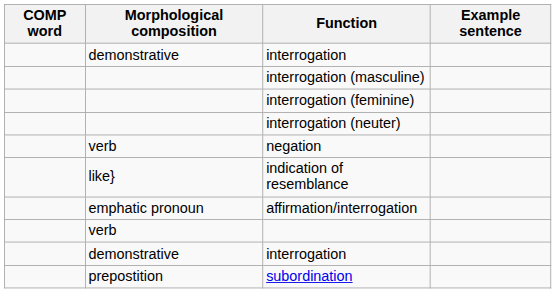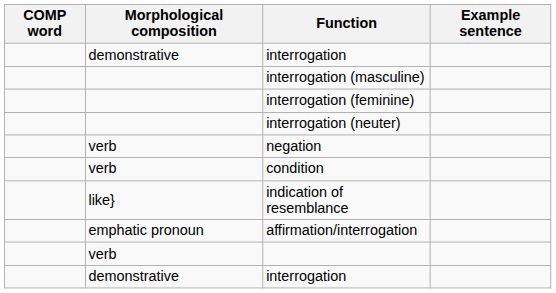+ row: (102, 169)
- row: (126, 276)
